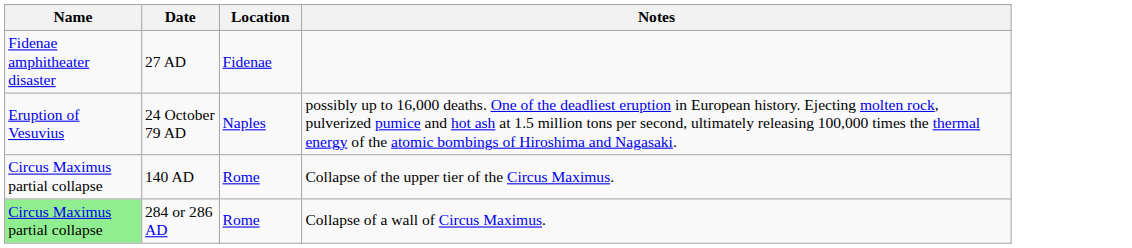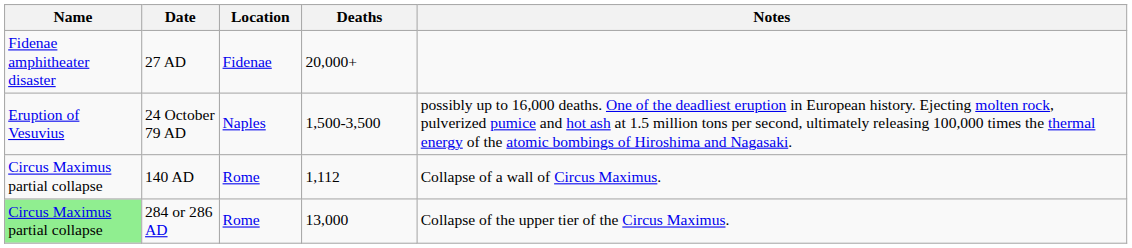+ column: (359, 17)
(460, 177) Collapse of the upper tier of the Circus Maximus. -> (541, 177) Collapse of a wall of Circus Maximus.
(426, 221) Collapse of a wall of Circus Maximus. -> (575, 221) Collapse of the upper tier of the Circus Maximus.
